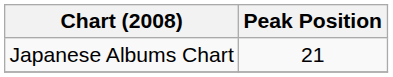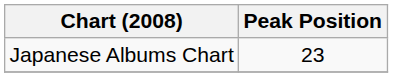(313, 54) 21 -> (313, 54) 23
